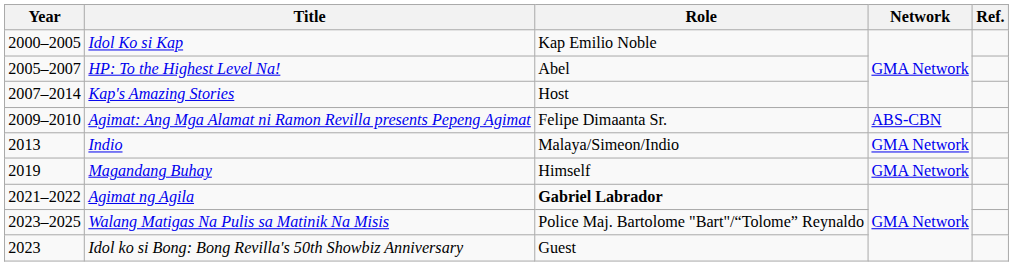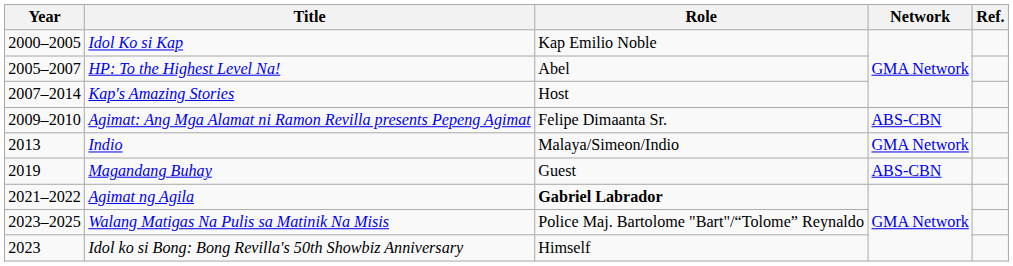(564, 171) Himself -> (557, 171) Guest
(920, 171) GMA Network -> (906, 171) ABS-CBN
(557, 247) Guest -> (564, 247) Himself
